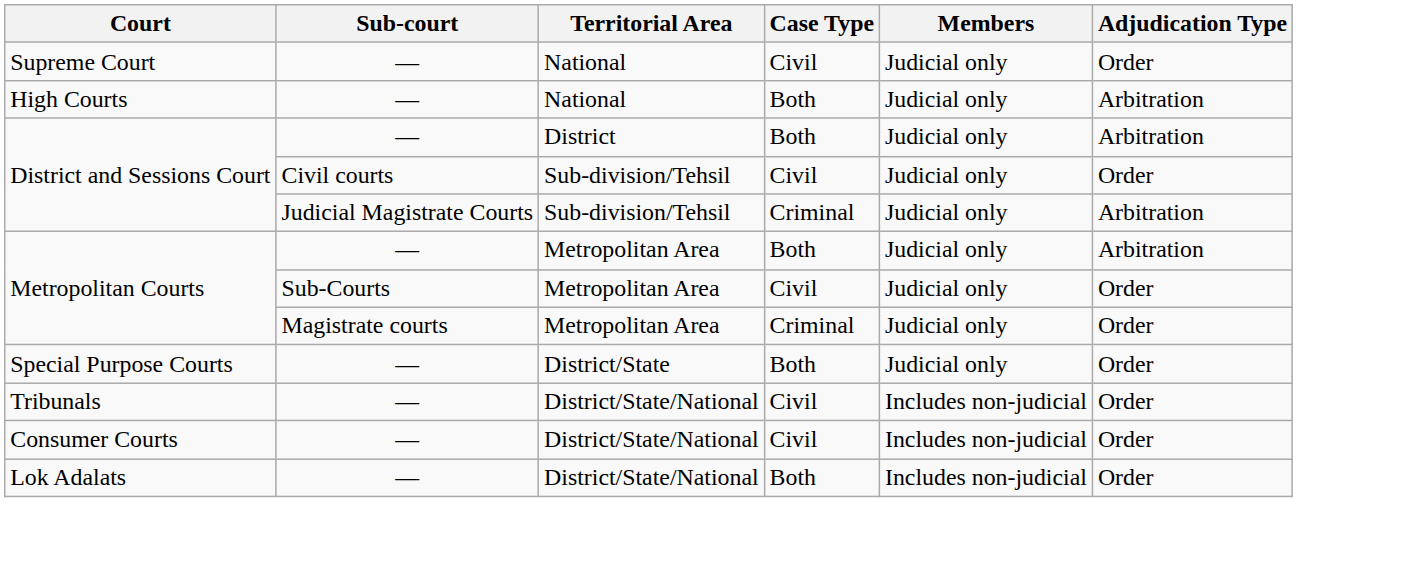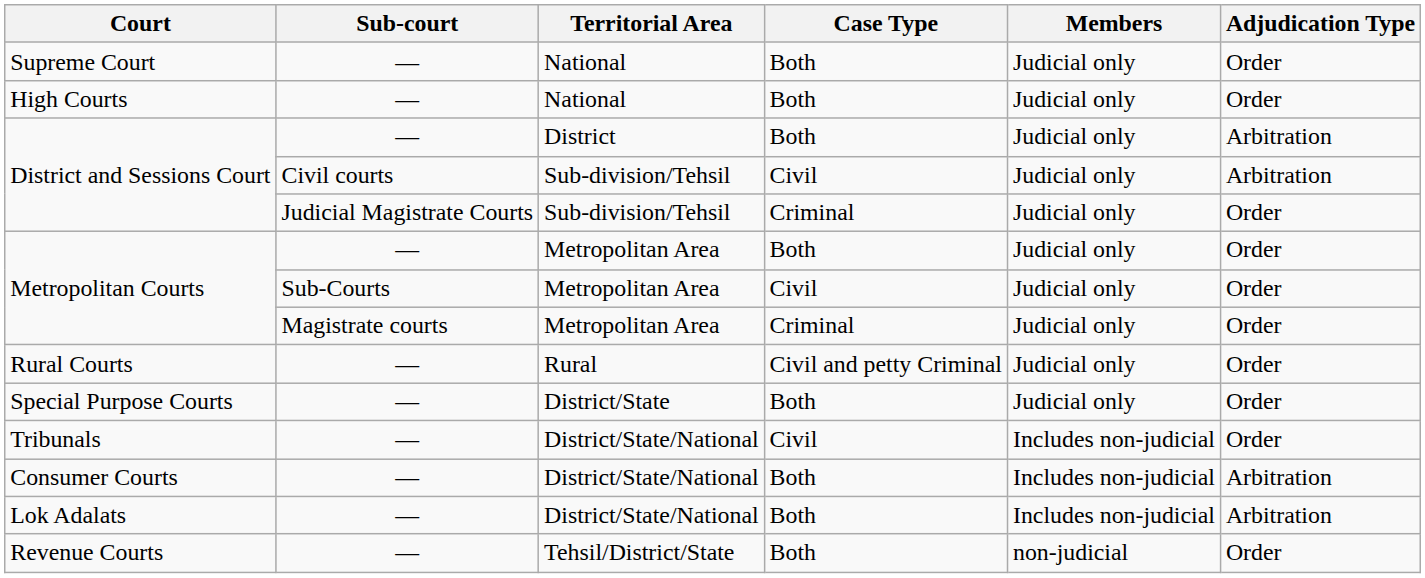(793, 61) Civil -> (793, 61) Both
(1151, 99) Arbitration -> (1254, 99) Order
(1126, 174) Order -> (1279, 174) Arbitration
(1151, 212) Arbitration -> (1254, 212) Order
(1151, 250) Arbitration -> (1254, 250) Order
+ row: (71, 363)
(793, 439) Civil -> (793, 477) Both
(1126, 439) Order -> (1279, 477) Arbitration
(1126, 477) Order -> (1279, 514) Arbitration
+ row: (87, 552)
